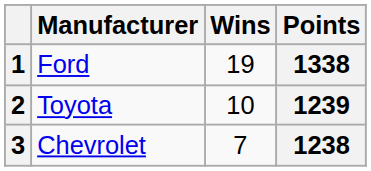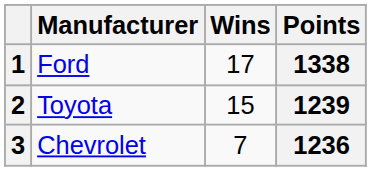(240, 65) 19 -> (240, 65) 17
(240, 105) 10 -> (240, 105) 15
(322, 145) 1238 -> (322, 145) 1236
